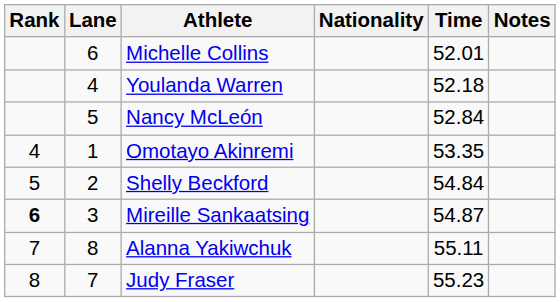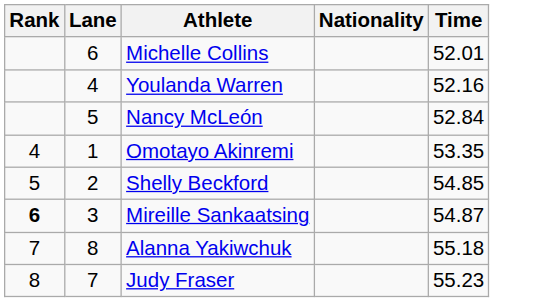- column: (522, 20)
(459, 85) 52.18 -> (459, 85) 52.16
(459, 183) 54.84 -> (459, 183) 54.85
(459, 248) 55.11 -> (459, 248) 55.18
